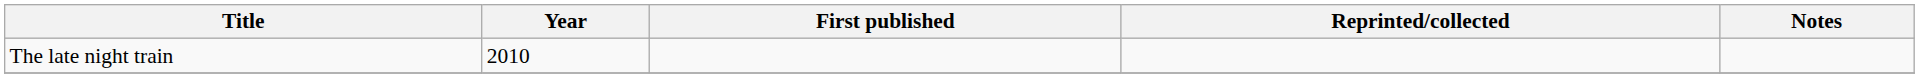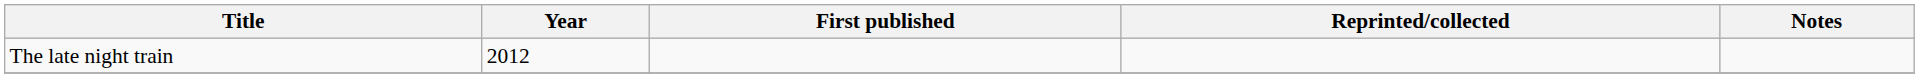(508, 55) 2010 -> (508, 55) 2012
